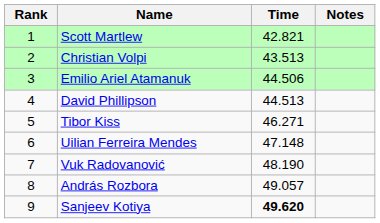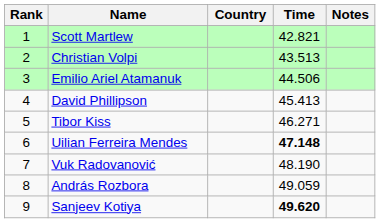+ column: (240, 15)
(283, 100) 44.513 -> (299, 100) 45.413
(283, 143) normal -> (299, 143) bold
(283, 185) 49.057 -> (299, 185) 49.059
